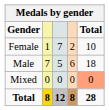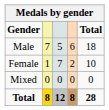rows swapped: (24, 63) <-> (24, 46)
(91, 80) lightsalmon background -> (91, 80) no background
